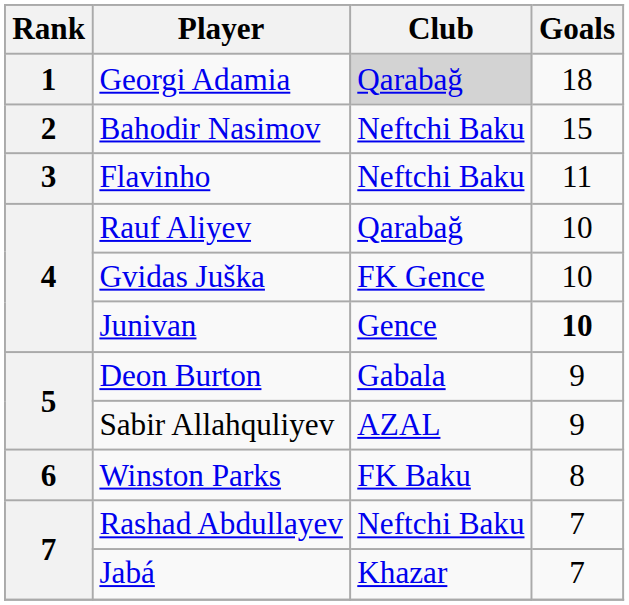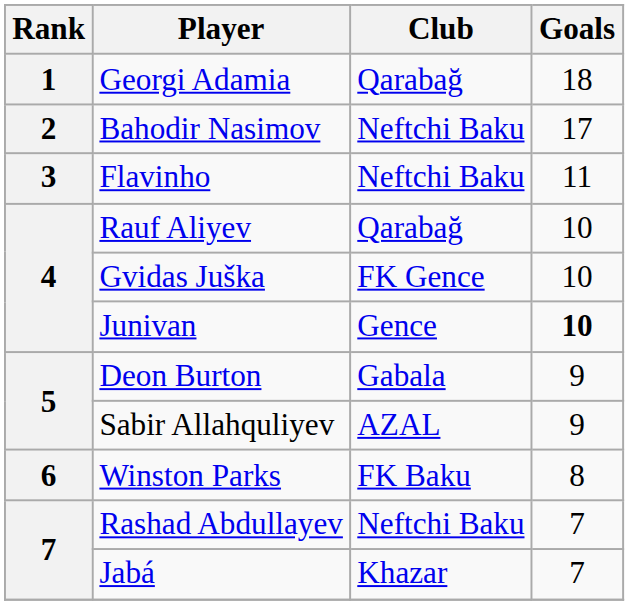(410, 78) lightgrey background -> (410, 78) no background
(577, 128) 15 -> (577, 128) 17
